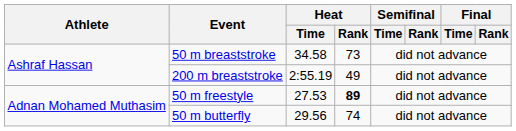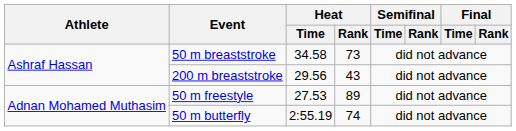(310, 75) 2:55.19 -> (310, 75) 29.56
(353, 75) 49 -> (353, 75) 43
(353, 96) bold -> (353, 96) normal
(310, 116) 29.56 -> (310, 116) 2:55.19
